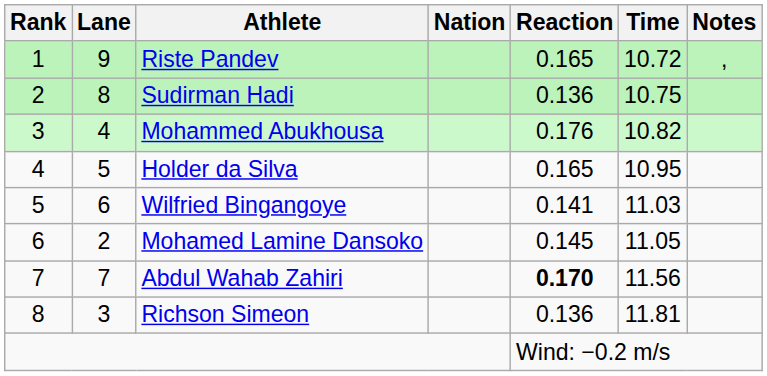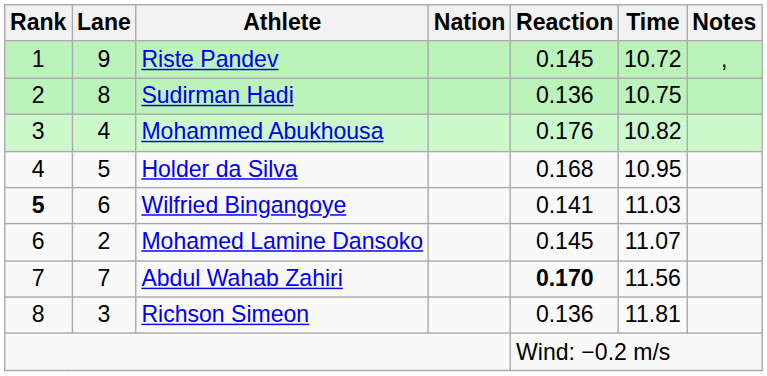(565, 59) 0.165 -> (565, 59) 0.145
(565, 168) 0.165 -> (565, 168) 0.168
(38, 205) normal -> (38, 205) bold
(653, 242) 11.05 -> (653, 242) 11.07
